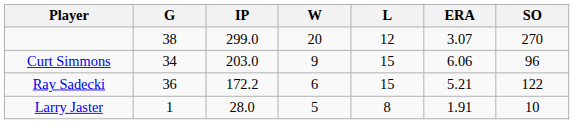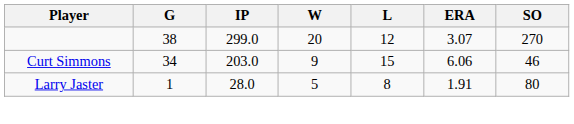(532, 61) 96 -> (532, 61) 46
- row: (69, 84)
(532, 107) 10 -> (532, 84) 80
